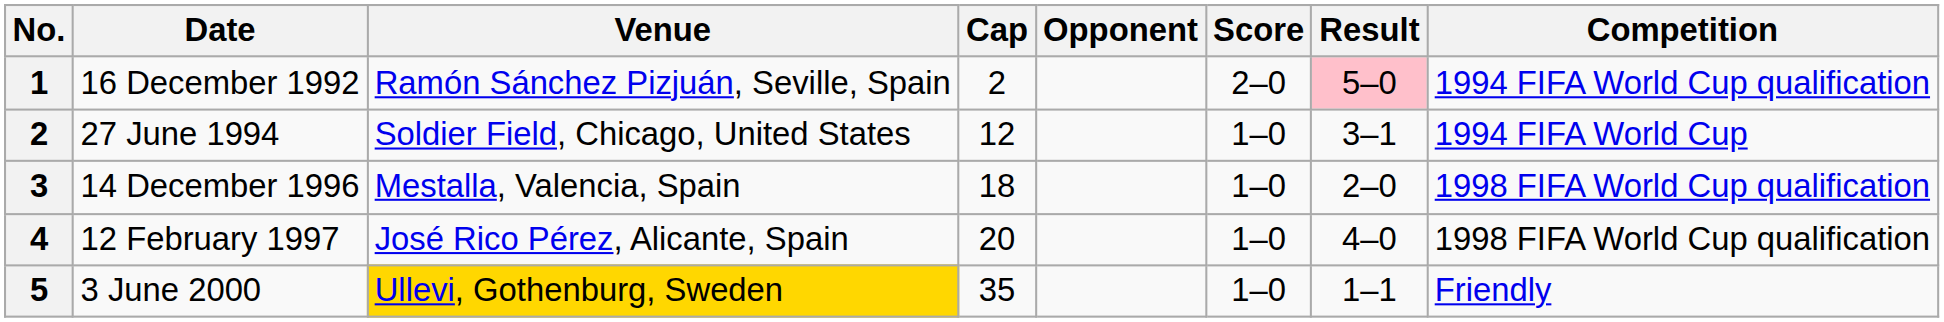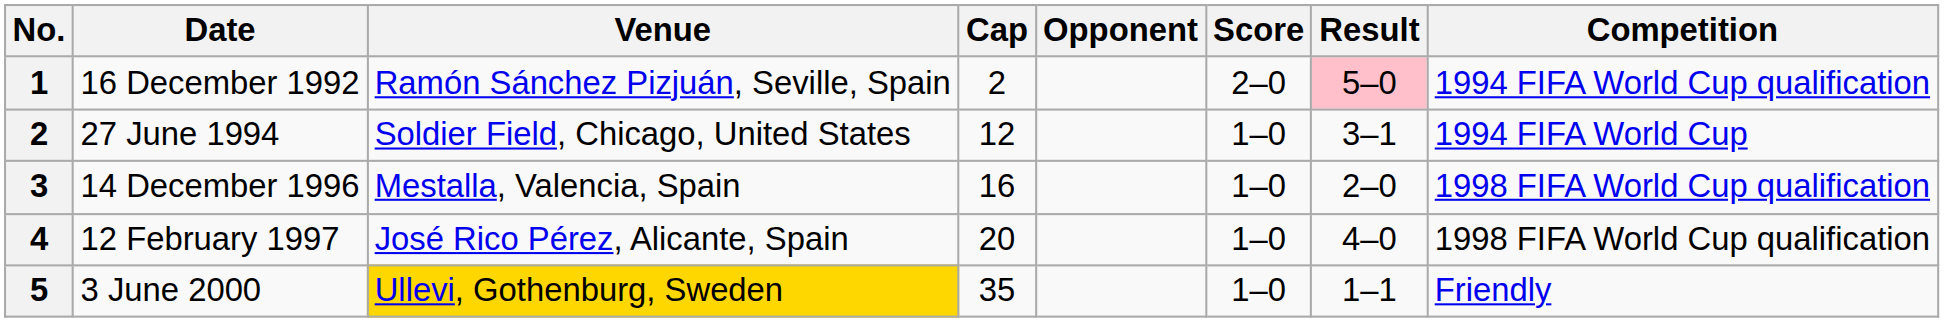(997, 186) 18 -> (997, 186) 16
